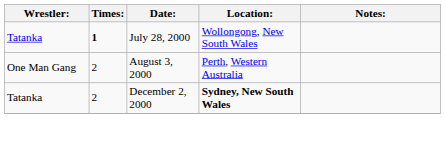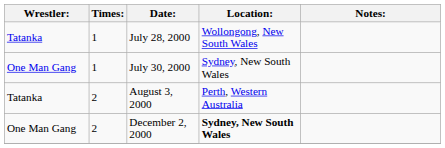(94, 37) bold -> (94, 37) normal
+ row: (160, 67)
(41, 67) One Man Gang -> (25, 98) Tatanka
(25, 98) Tatanka -> (41, 128) One Man Gang
